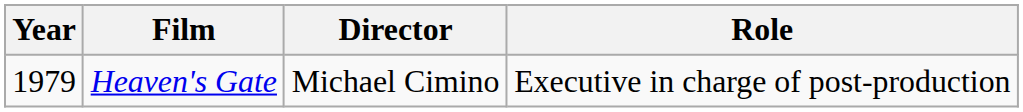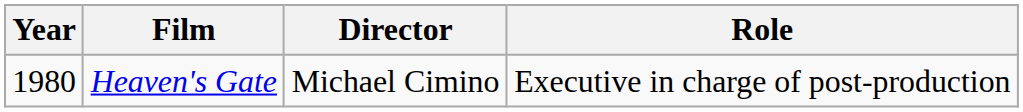(44, 80) 1979 -> (44, 80) 1980
